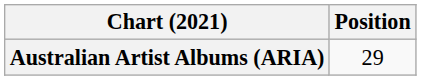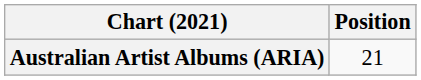(373, 57) 29 -> (373, 57) 21
